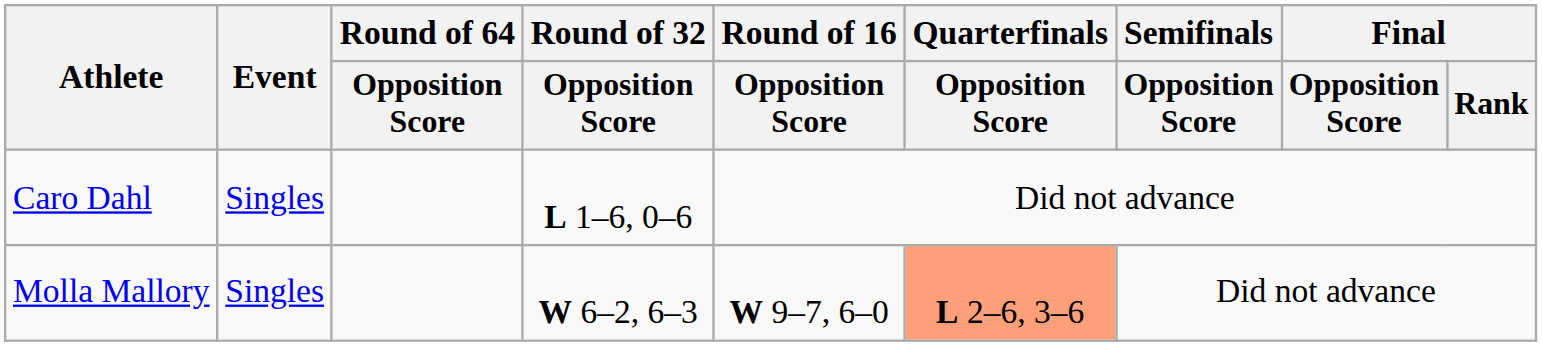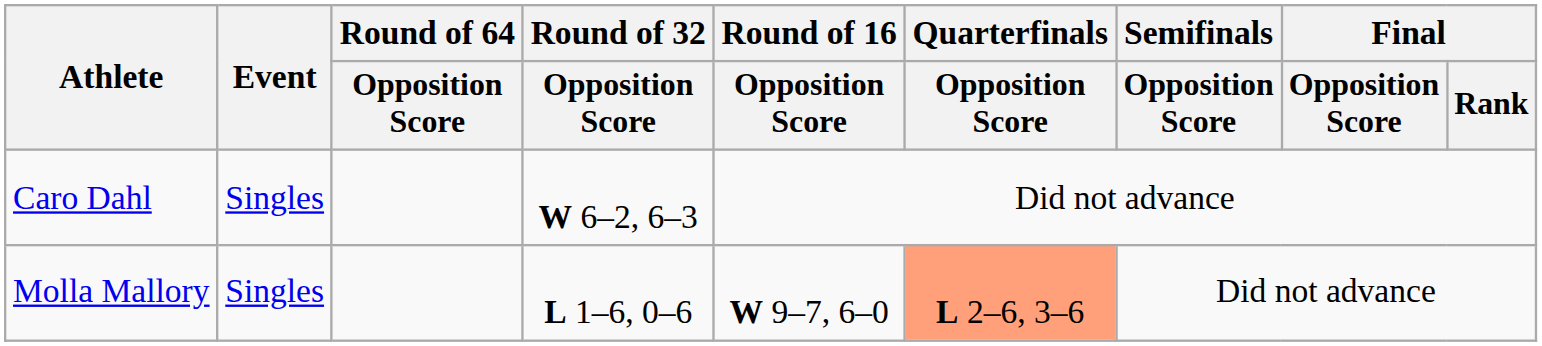(618, 217) L 1–6, 0–6 -> (618, 217) W 6–2, 6–3
(618, 312) W 6–2, 6–3 -> (618, 312) L 1–6, 0–6
